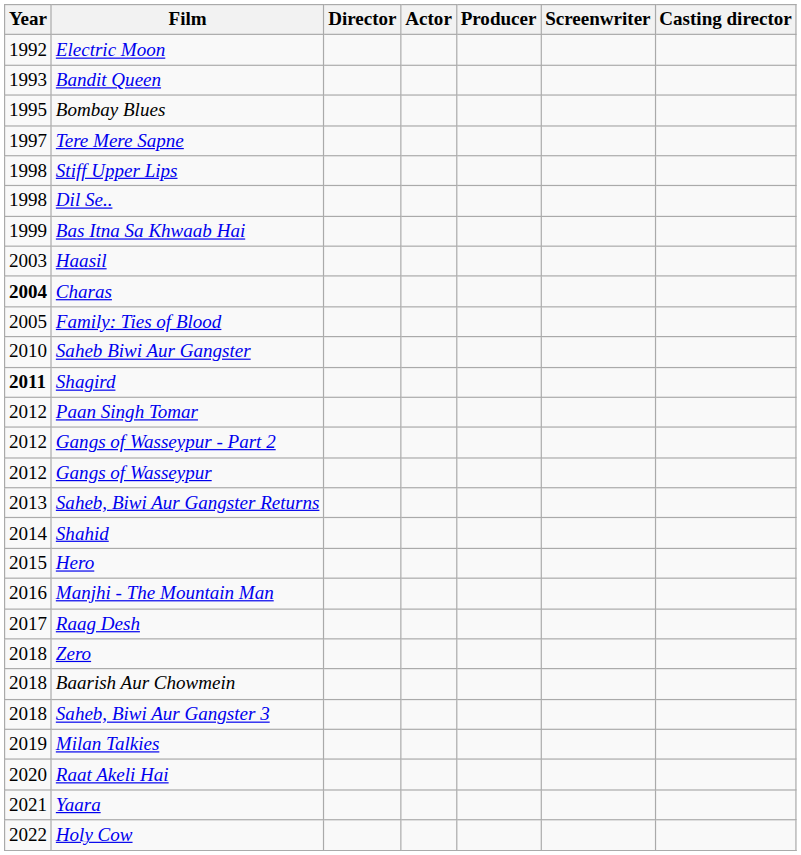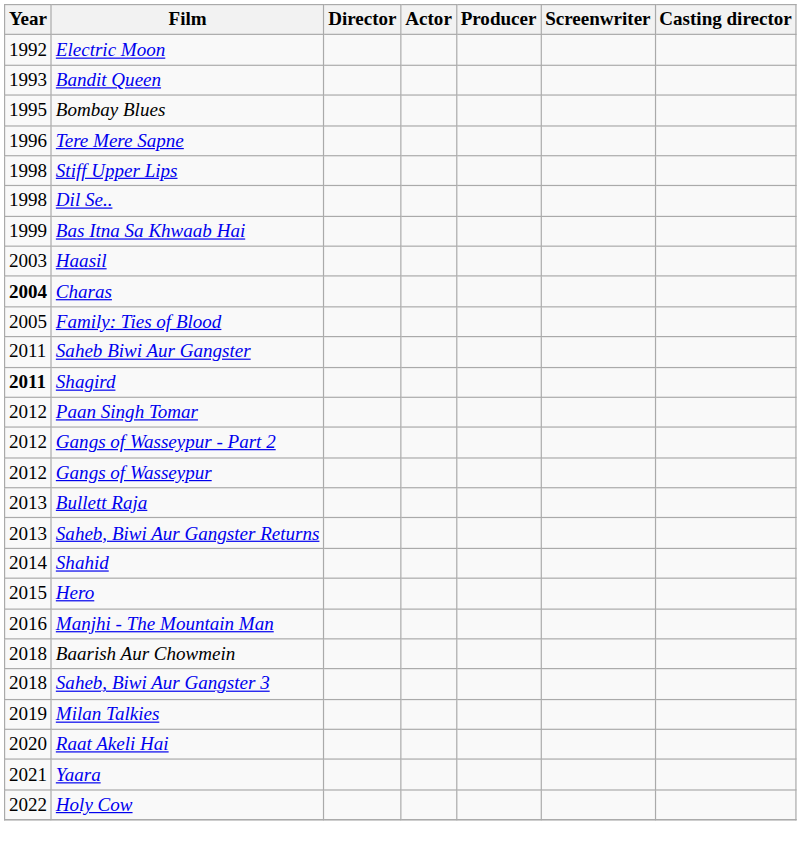(28, 140) 1997 -> (28, 140) 1996
(28, 351) 2010 -> (28, 351) 2011
+ row: (102, 502)
- row: (98, 623)
- row: (73, 653)
